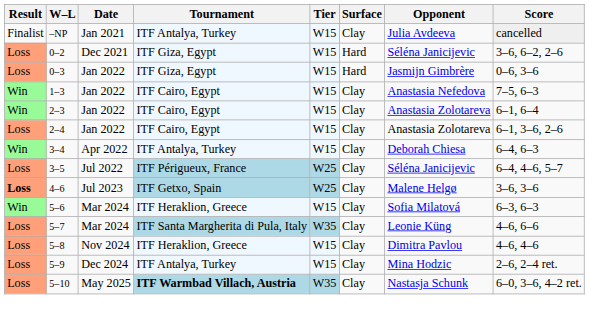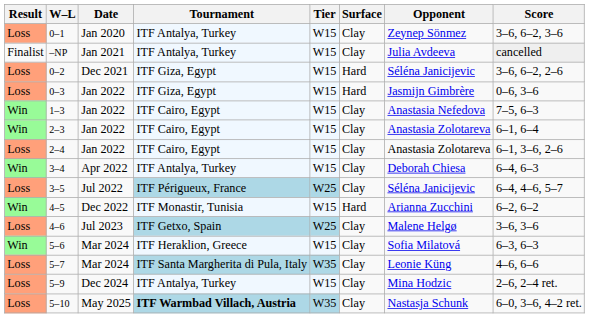+ row: (57, 34)
+ row: (57, 207)
(19, 187) bold -> (19, 226) normal
- row: (57, 246)
